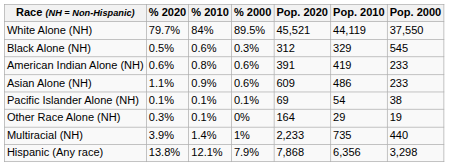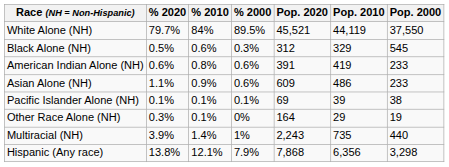(339, 100) 54 -> (339, 100) 39
(290, 135) 2,233 -> (290, 135) 2,243
